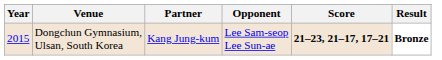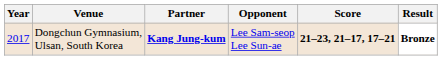(18, 39) 2015 -> (18, 39) 2017
(183, 39) normal -> (186, 39) bold
